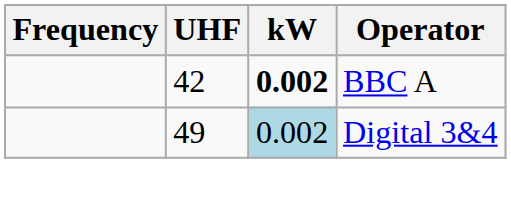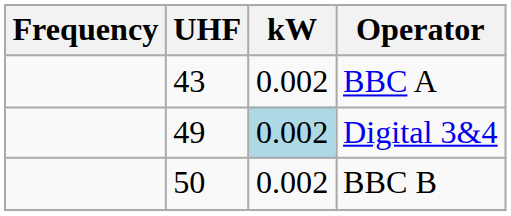(189, 81) 42 -> (189, 81) 43
(292, 81) bold -> (292, 81) normal
+ row: (390, 183)
